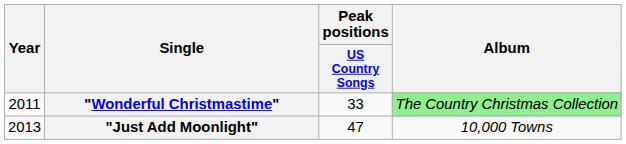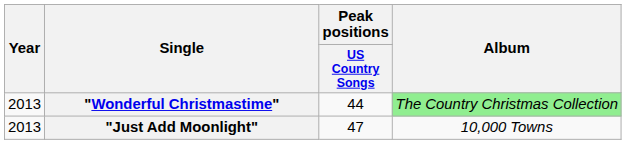(24, 104) 2011 -> (24, 104) 2013
(356, 104) 33 -> (356, 104) 44
